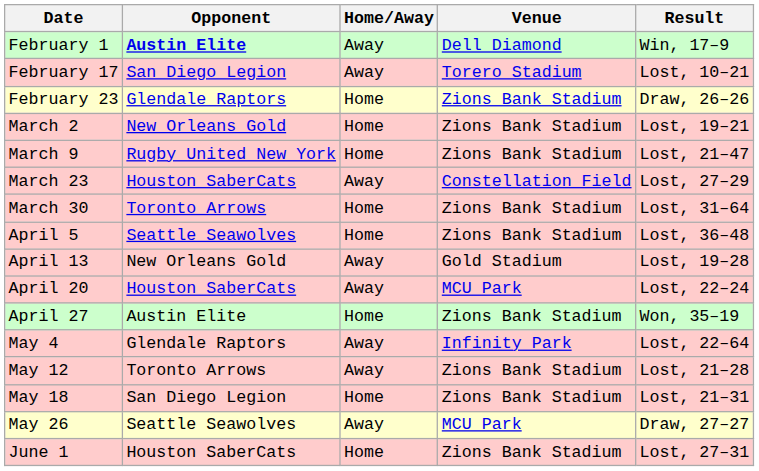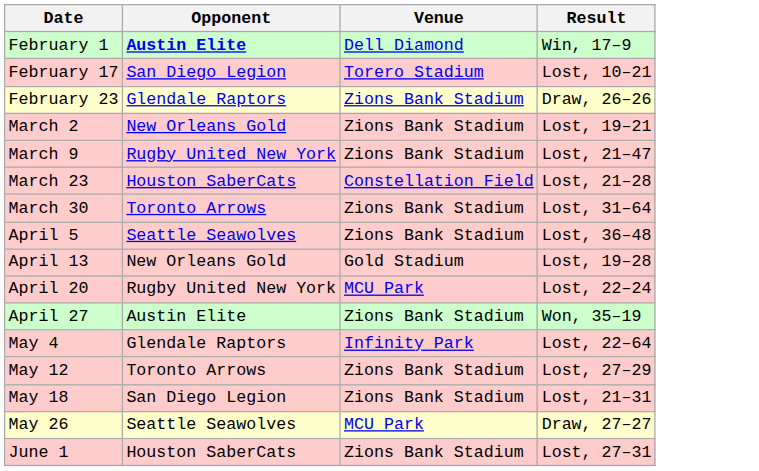- column: (389, 18)
(694, 181) Lost, 27–29 -> (597, 181) Lost, 21–28
(211, 289) Houston SaberCats -> (231, 289) Rugby United New York
(694, 371) Lost, 21–28 -> (597, 371) Lost, 27–29
